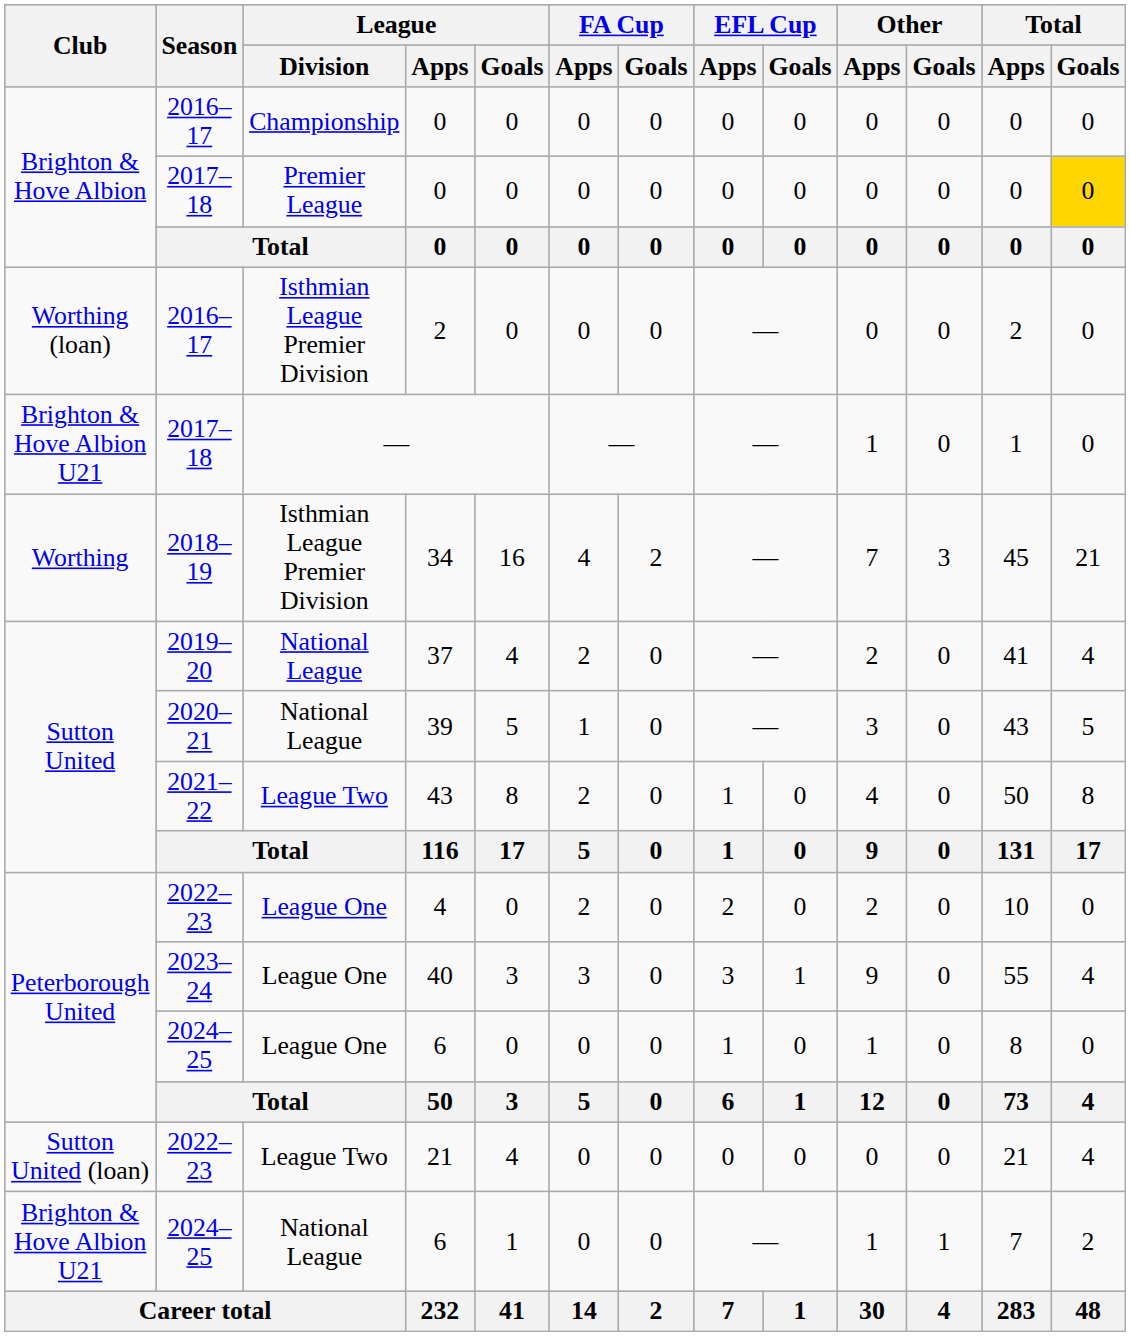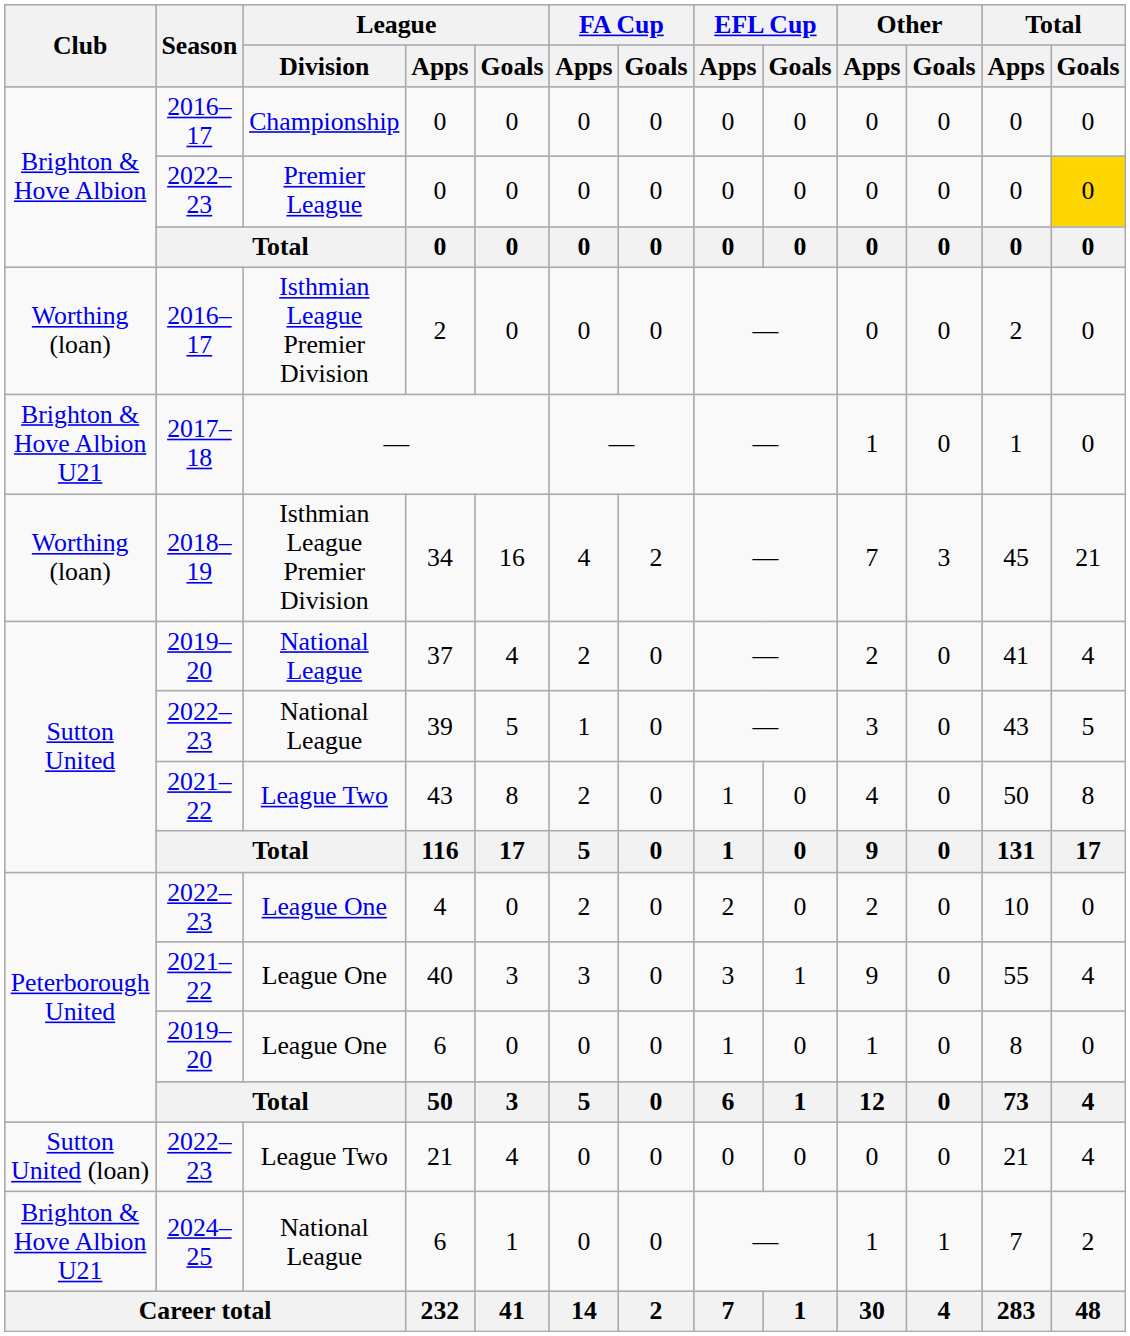(199, 190) 2017–18 -> (199, 190) 2022–23
(80, 557) Worthing -> (80, 557) Worthing (loan)
(199, 725) 2020–21 -> (199, 725) 2022–23
(199, 976) 2023–24 -> (199, 976) 2021–22
(199, 1046) 2024–25 -> (199, 1046) 2019–20
